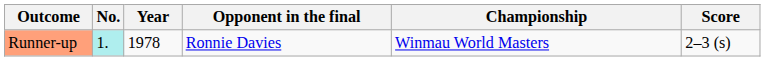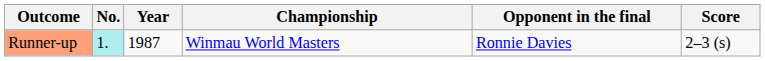columns swapped: (537, 17) <-> (287, 17)
(144, 42) 1978 -> (144, 42) 1987
